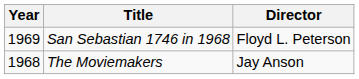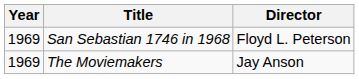(24, 62) 1968 -> (24, 62) 1969
